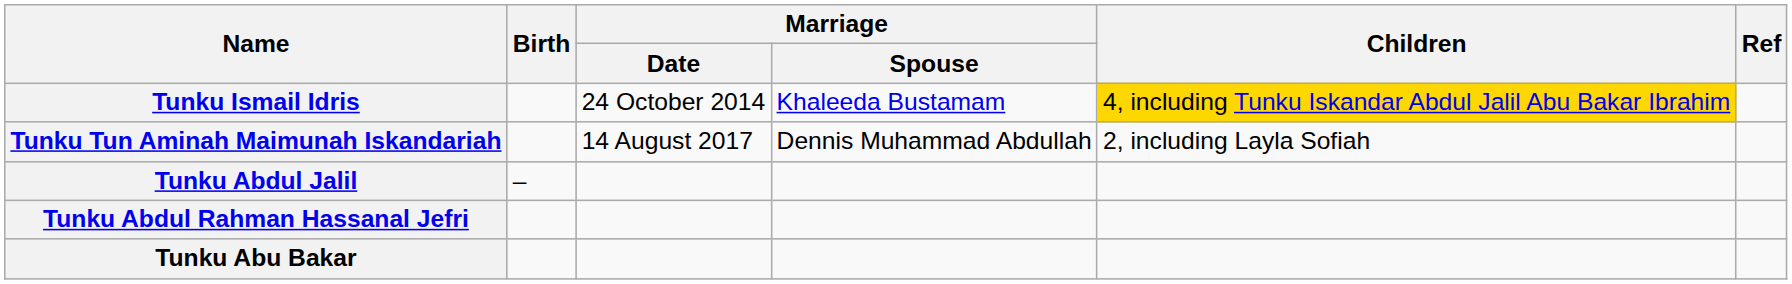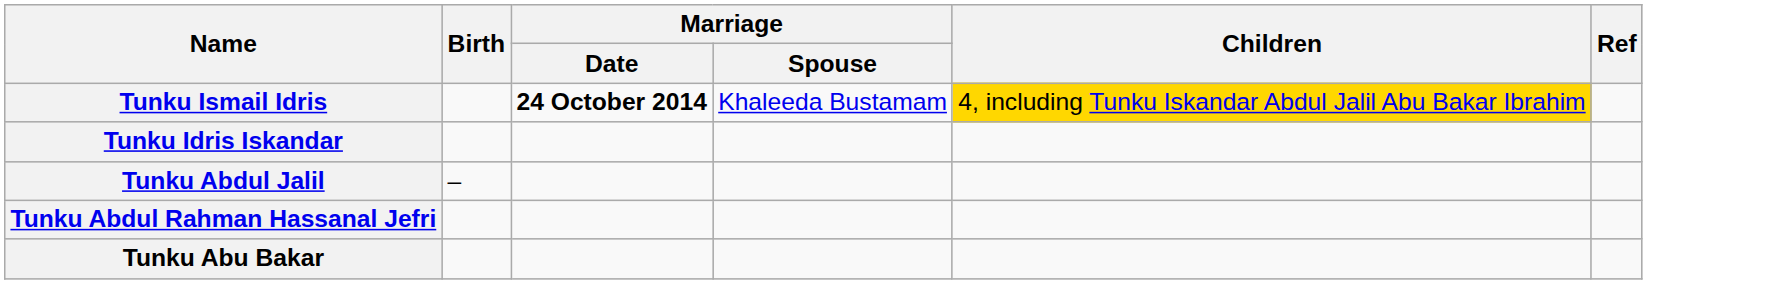(673, 102) normal -> (612, 102) bold
- row: (256, 141)
+ row: (223, 141)
